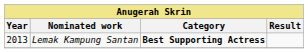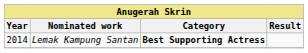(17, 40) 2013 -> (17, 40) 2014
